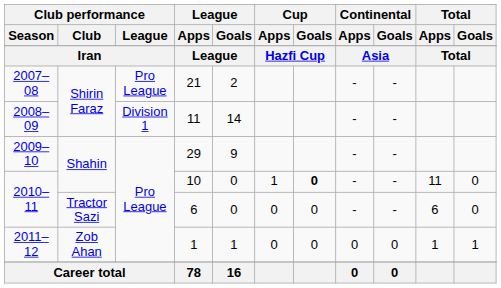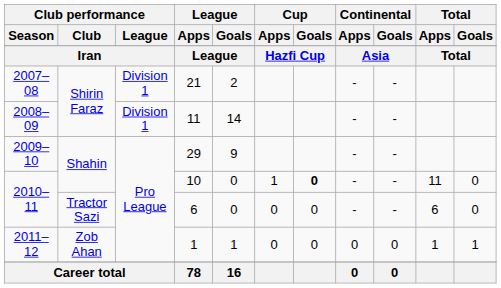(145, 83) Pro League -> (145, 83) Division 1
